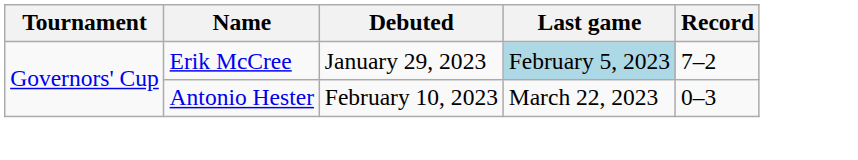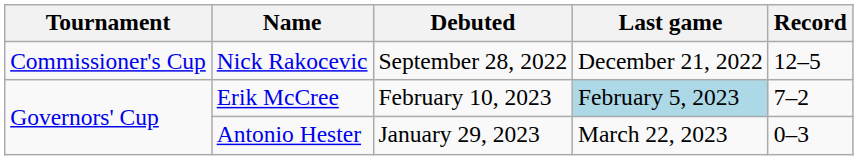+ row: (292, 60)
(405, 60) January 29, 2023 -> (465, 97) February 10, 2023
(411, 97) February 10, 2023 -> (459, 135) January 29, 2023
